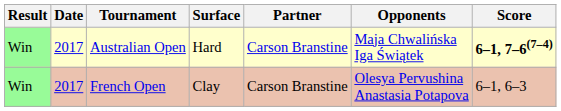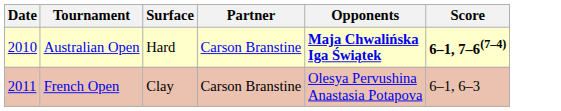- column: (28, 16)
(69, 47) 2017 -> (22, 47) 2010
(406, 47) normal -> (363, 47) bold
(69, 86) 2017 -> (22, 86) 2011
